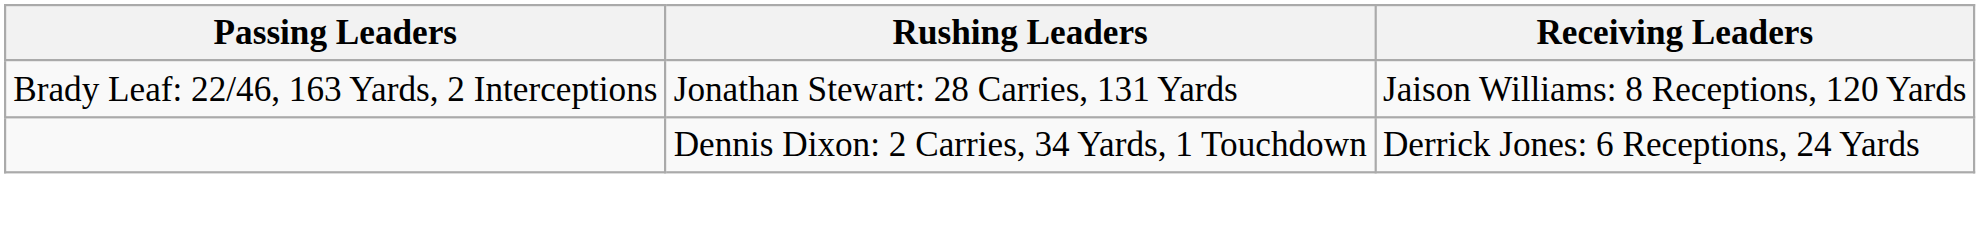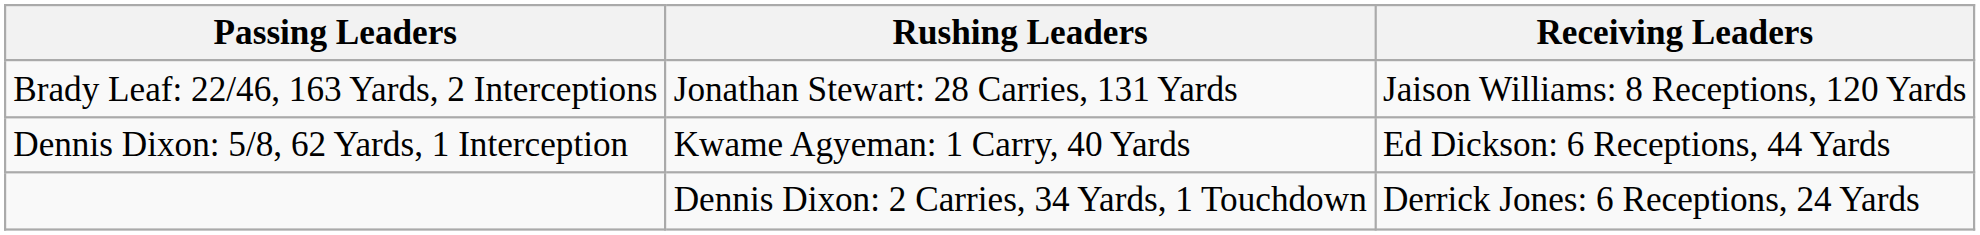+ row: (321, 144)
